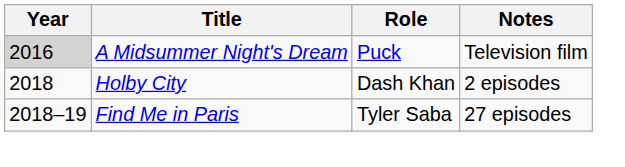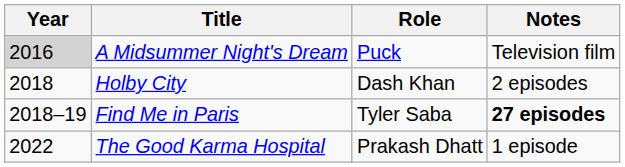(518, 114) normal -> (549, 114) bold
+ row: (210, 146)
